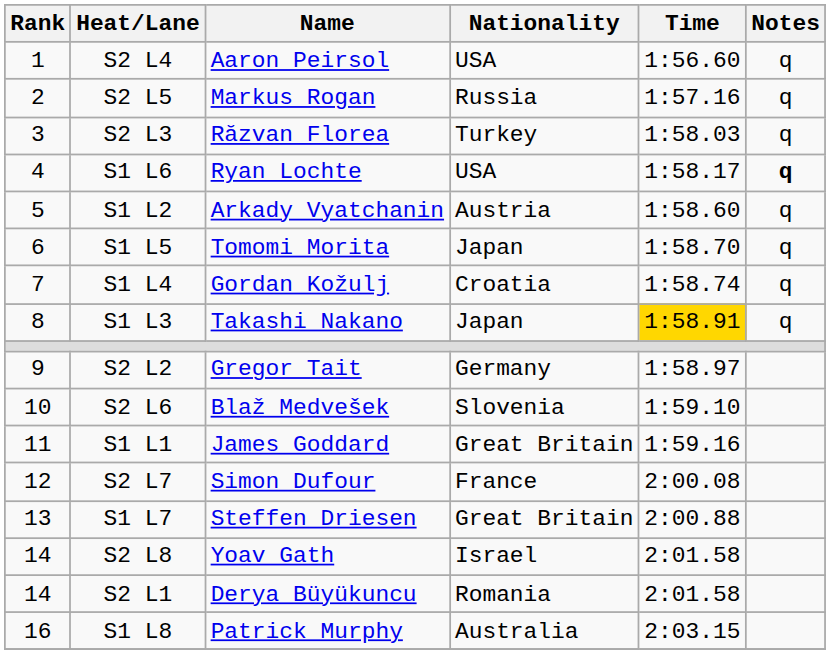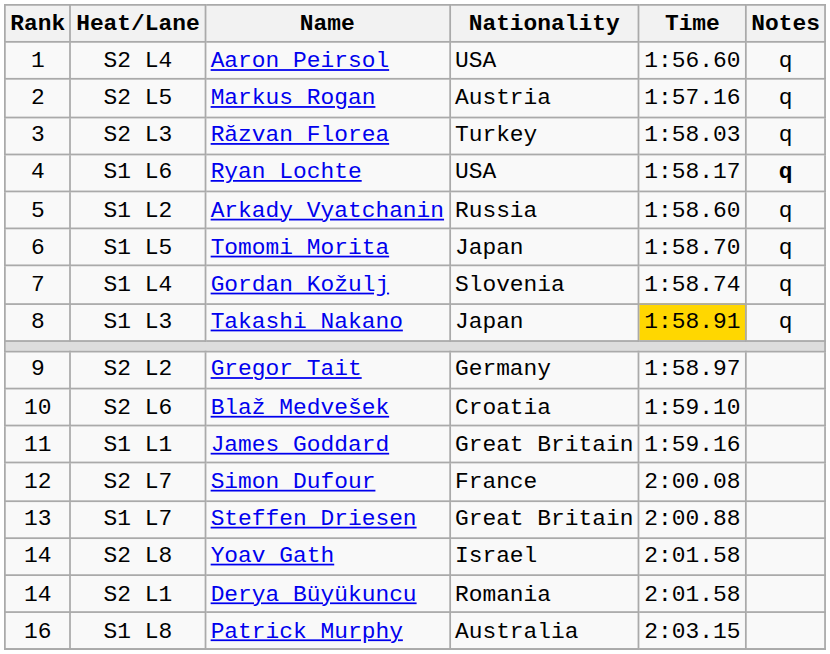(496, 98) Russia -> (503, 98) Austria
(503, 210) Austria -> (496, 210) Russia
(503, 285) Croatia -> (510, 285) Slovenia
(510, 407) Slovenia -> (503, 407) Croatia
